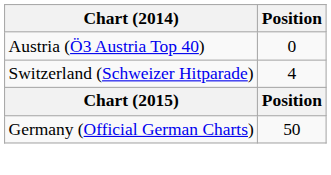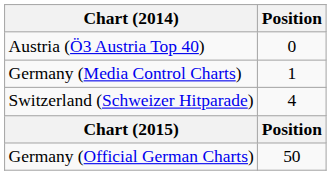+ row: (125, 73)
